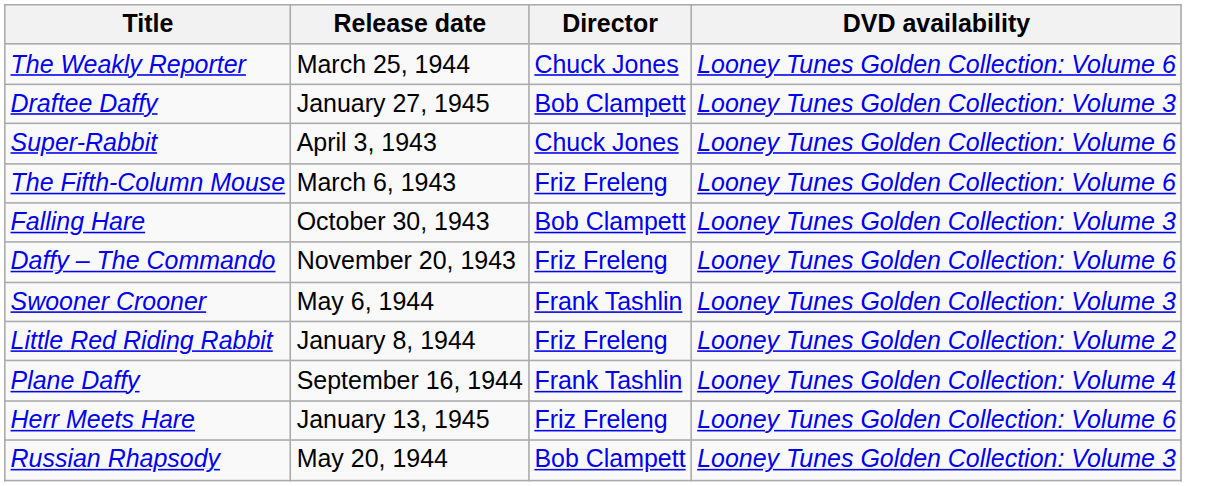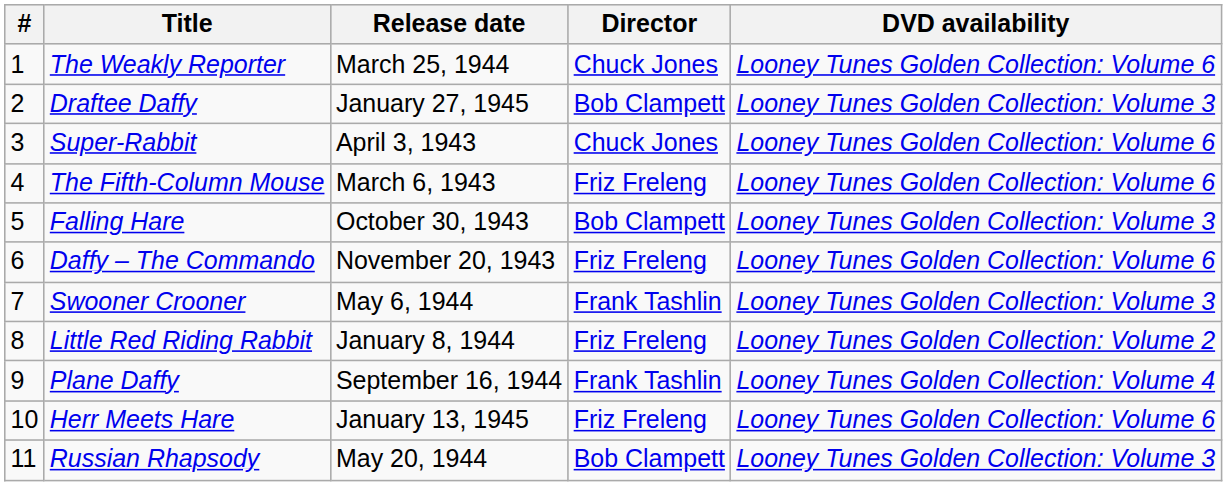+ column: (24, 24)
